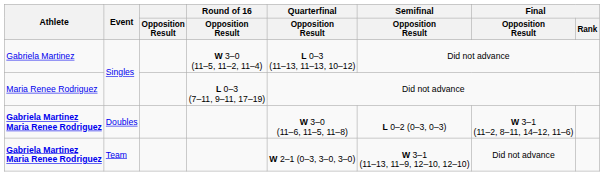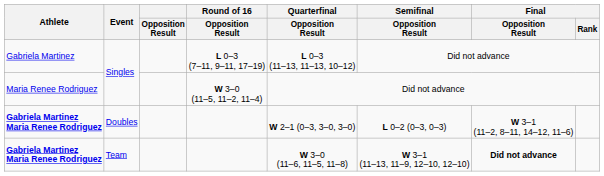(227, 61) W 3–0 (11–5, 11–2, 11–4) -> (227, 61) L 0–3 (7–11, 9–11, 17–19)
(227, 94) L 0–3 (7–11, 9–11, 17–19) -> (227, 94) W 3–0 (11–5, 11–2, 11–4)
(312, 127) W 3–0 (11–6, 11–5, 11–8) -> (312, 127) W 2–1 (0–3, 3–0, 3–0)
(312, 160) W 2–1 (0–3, 3–0, 3–0) -> (312, 160) W 3–0 (11–6, 11–5, 11–8)
(523, 155) normal -> (523, 155) bold
